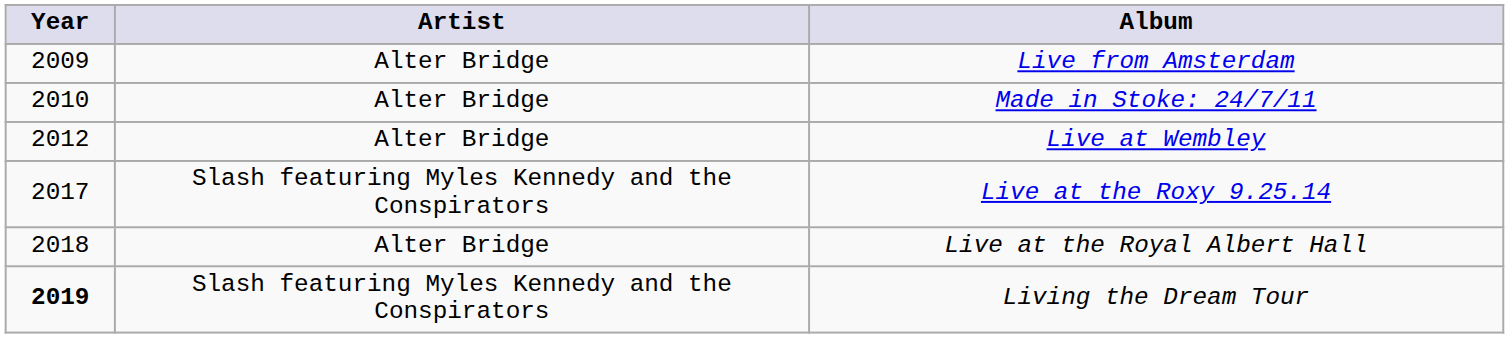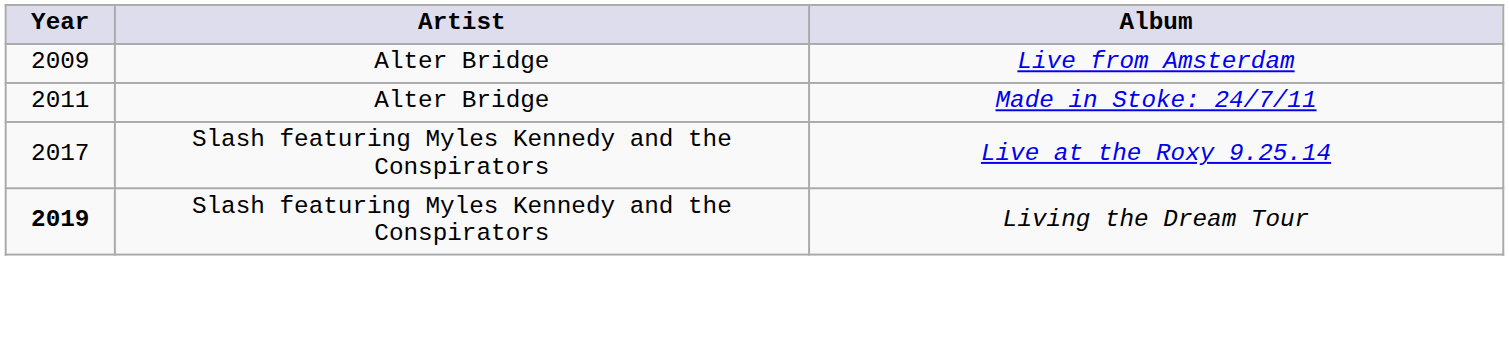(60, 102) 2010 -> (60, 102) 2011
- row: (1156, 141)
- row: (1156, 246)
